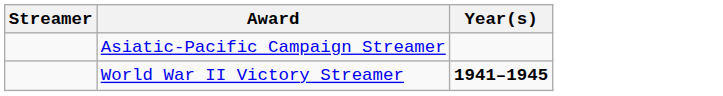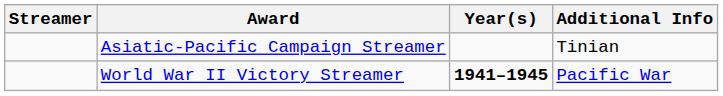+ column: (635, 19)
